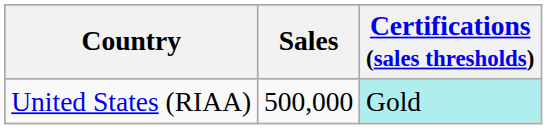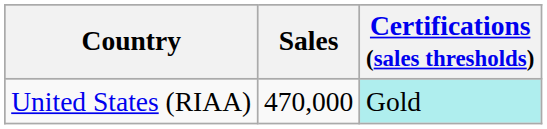(309, 100) 500,000 -> (309, 100) 470,000
